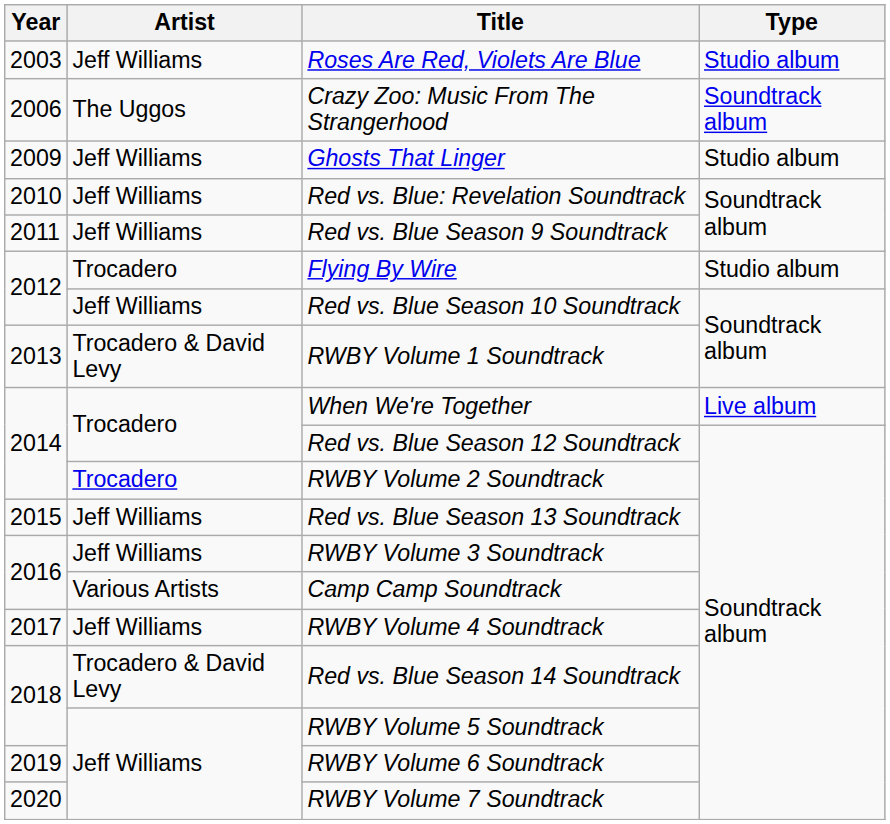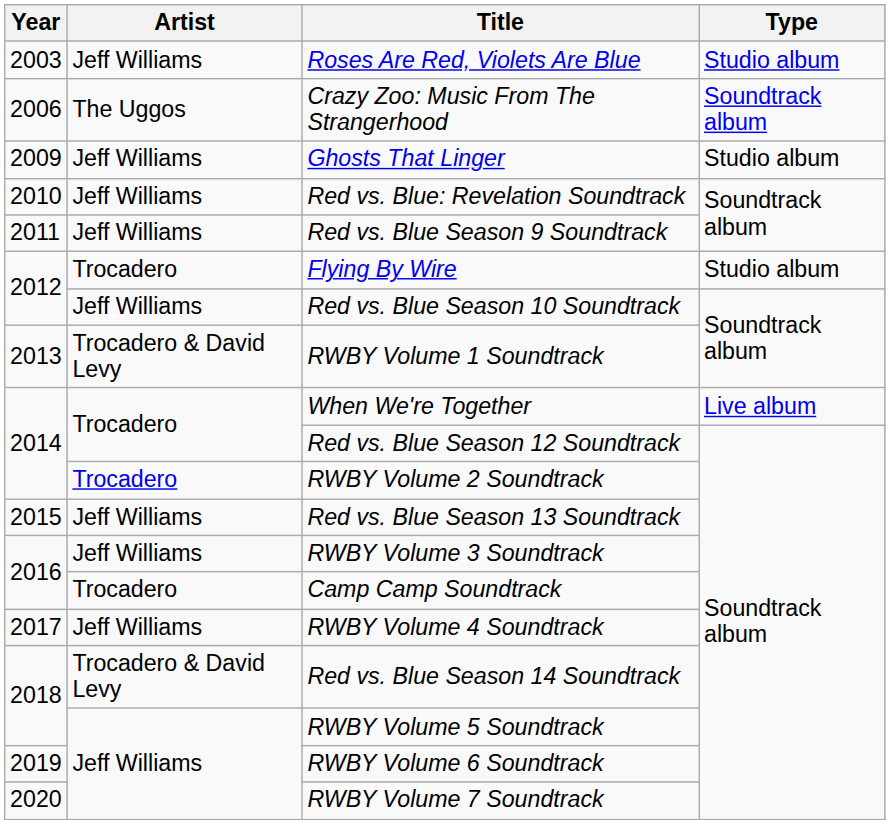(146, 590) Various Artists -> (125, 590) Trocadero
